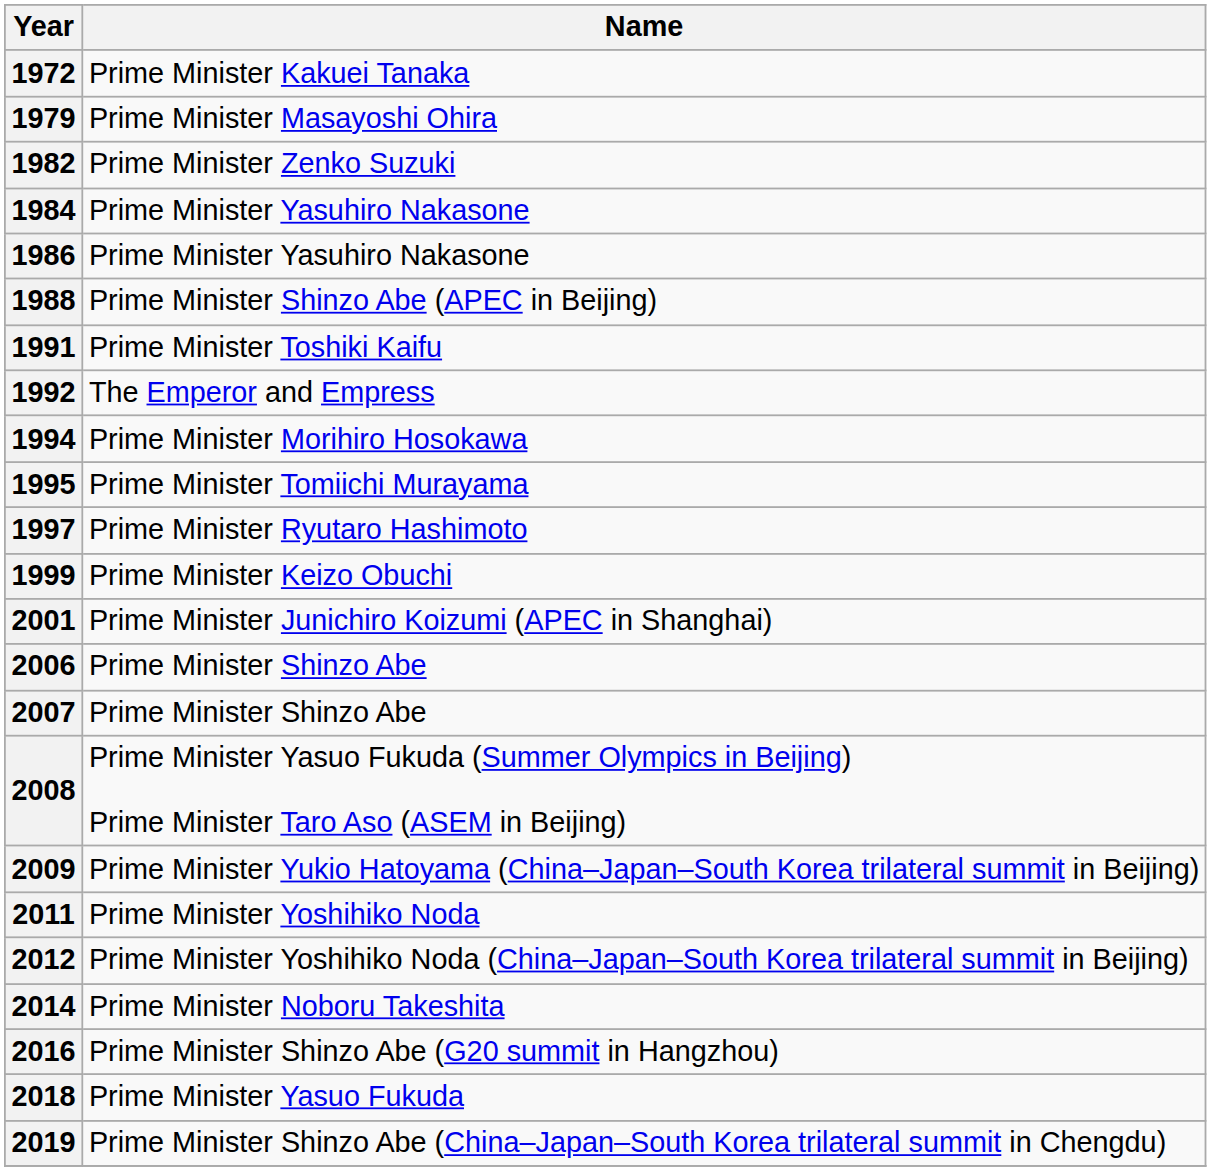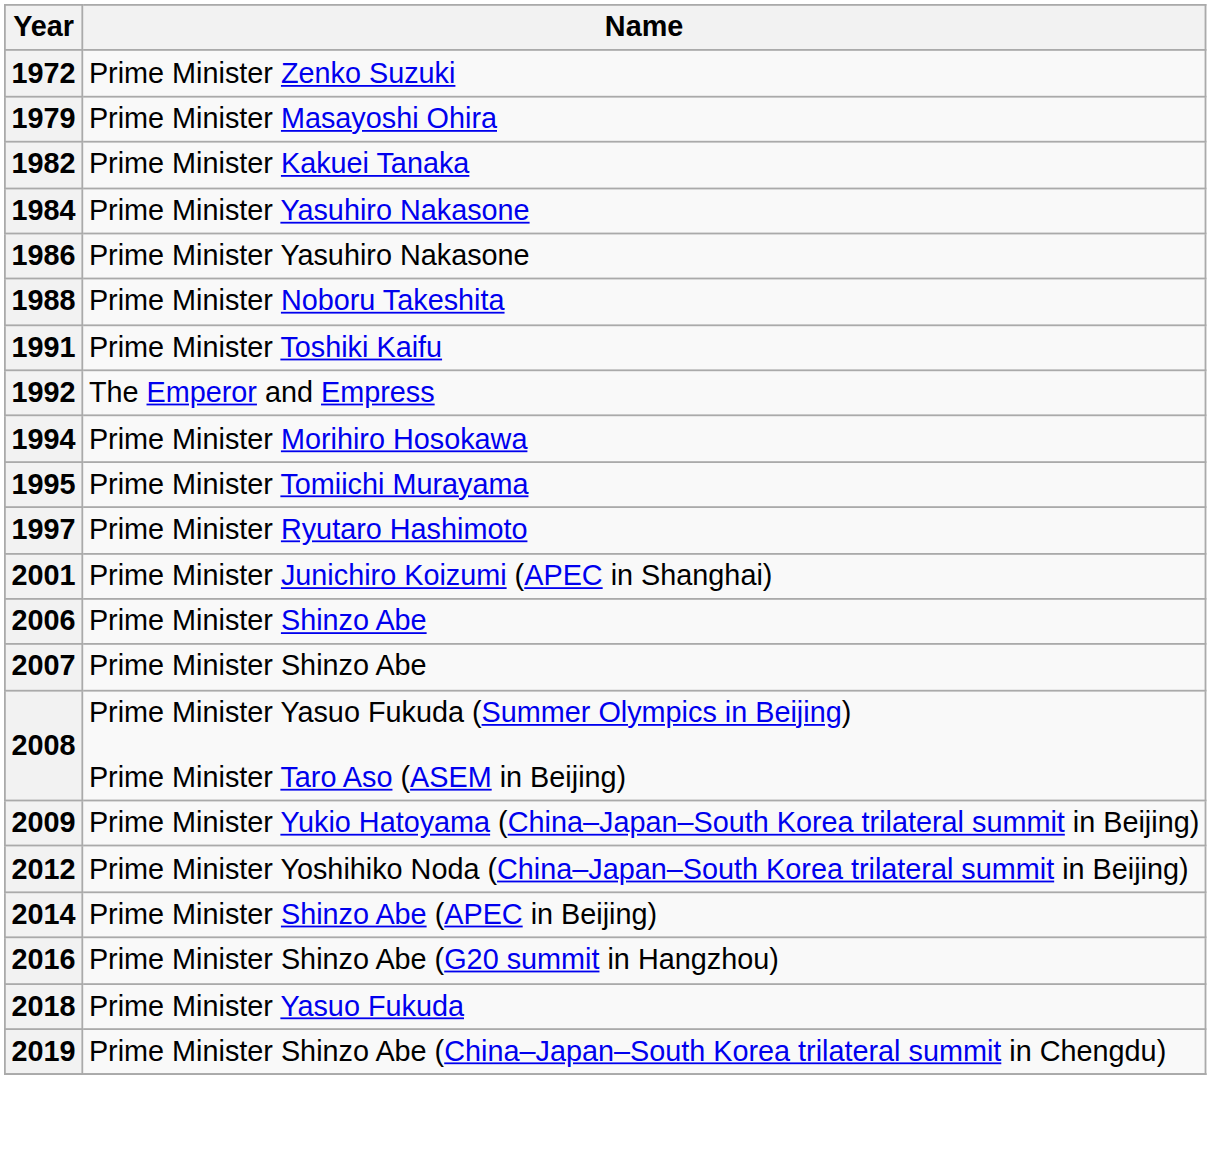(279, 73) Prime Minister Kakuei Tanaka -> (272, 73) Prime Minister Zenko Suzuki
(272, 164) Prime Minister Zenko Suzuki -> (279, 164) Prime Minister Kakuei Tanaka
(373, 301) Prime Minister Shinzo Abe (APEC in Beijing) -> (297, 301) Prime Minister Noboru Takeshita
- row: (44, 575)
- row: (44, 914)
(297, 1005) Prime Minister Noboru Takeshita -> (373, 914) Prime Minister Shinzo Abe (APEC in Beijing)
